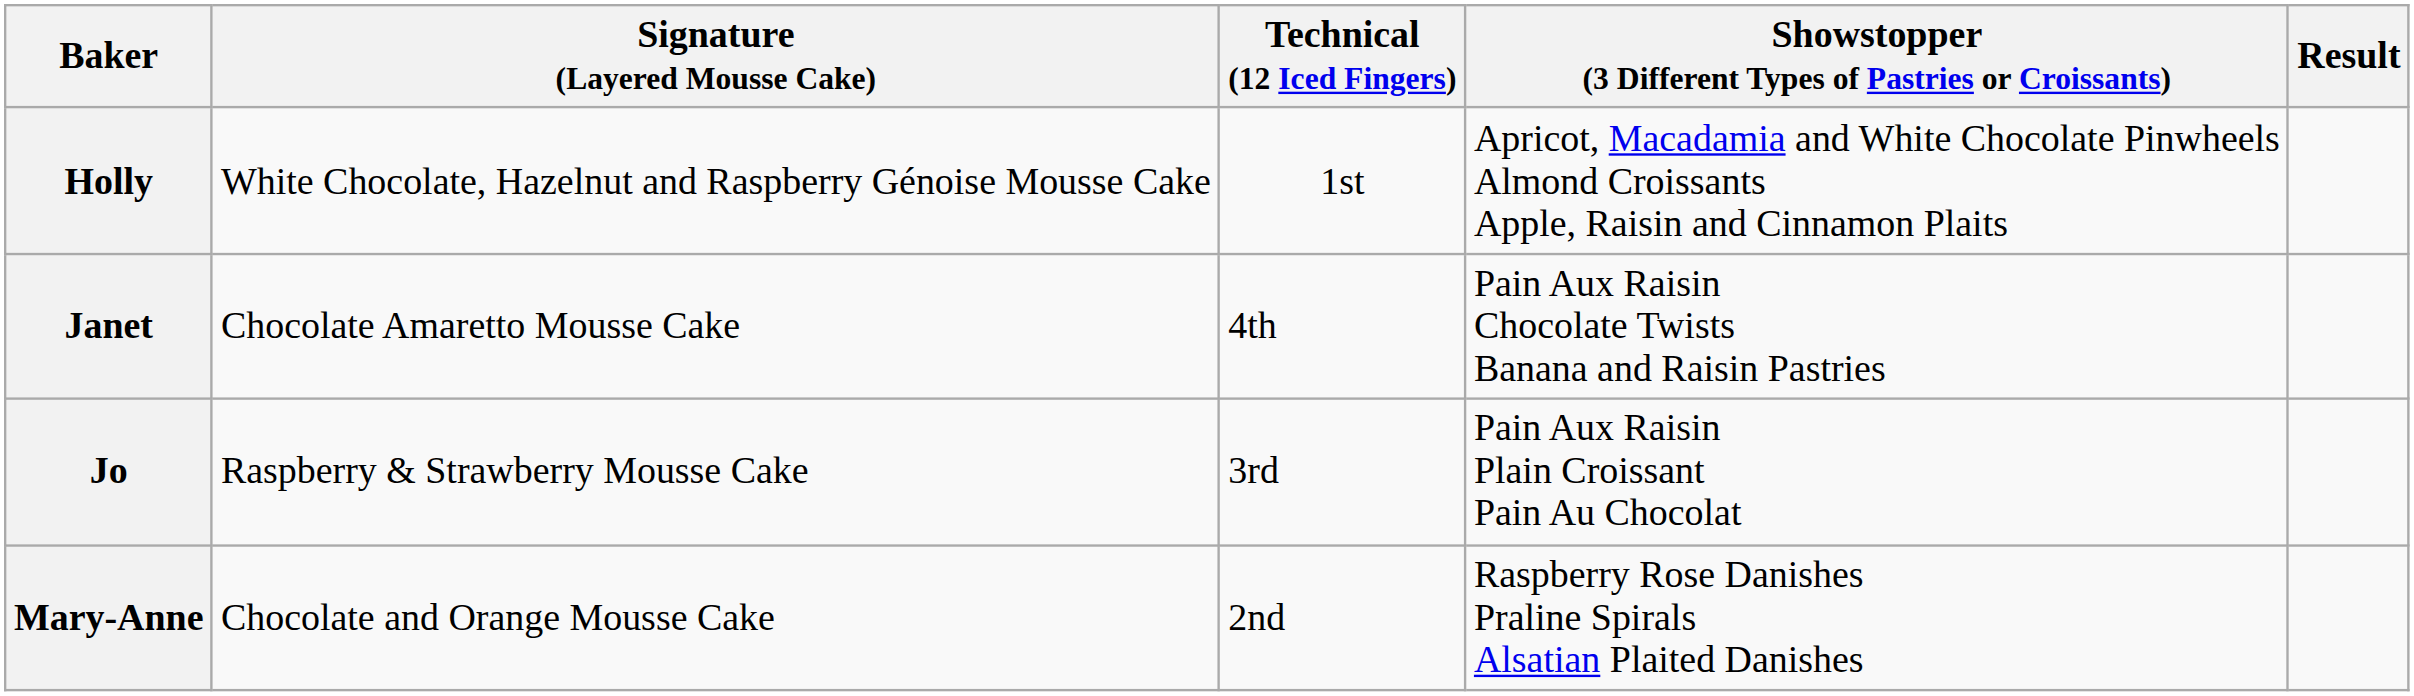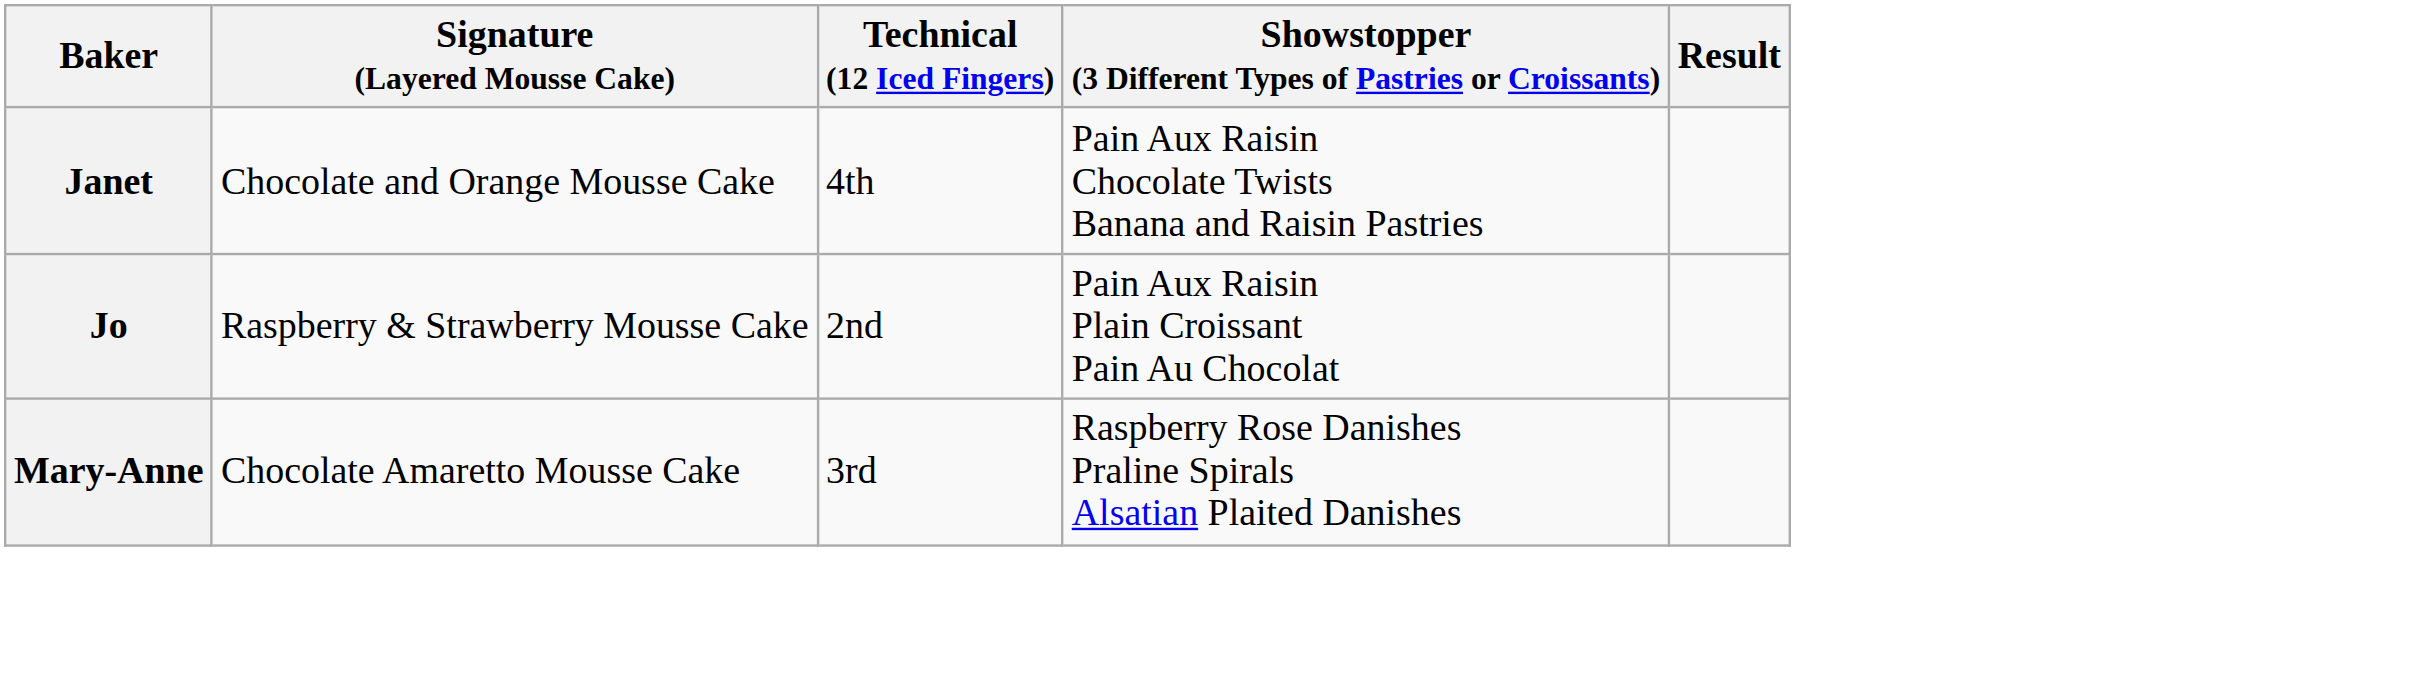- row: (109, 180)
(481, 325) Chocolate Amaretto Mousse Cake -> (498, 180) Chocolate and Orange Mousse Cake
(1254, 470) 3rd -> (855, 325) 2nd
(498, 616) Chocolate and Orange Mousse Cake -> (481, 470) Chocolate Amaretto Mousse Cake
(1257, 616) 2nd -> (851, 470) 3rd
